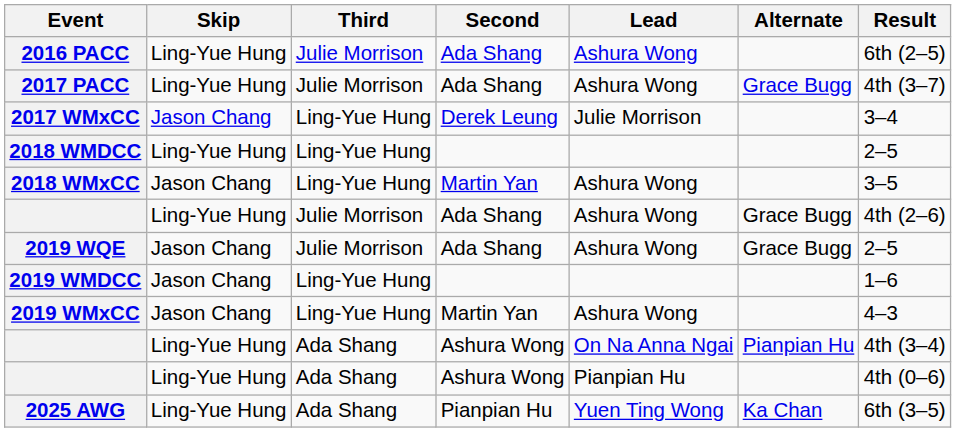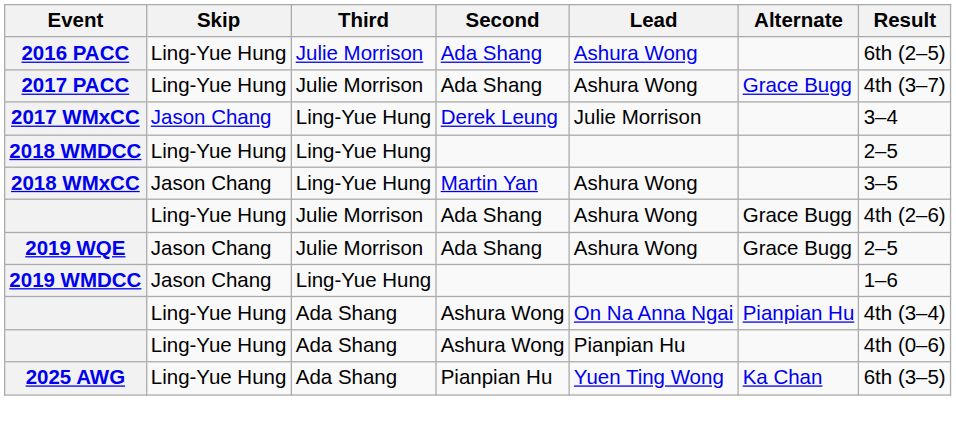- row: (75, 313)
